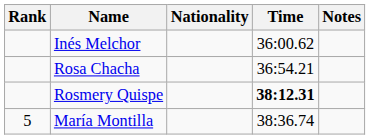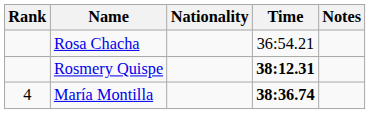- row: (97, 43)
(27, 120) 5 -> (27, 95) 4
(285, 120) normal -> (285, 95) bold
